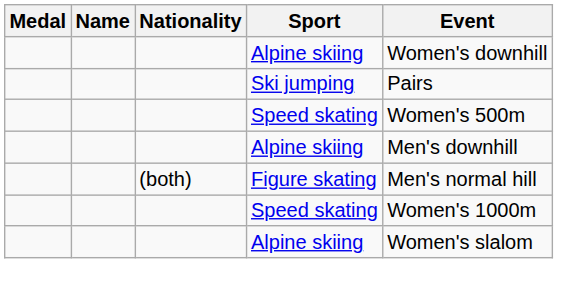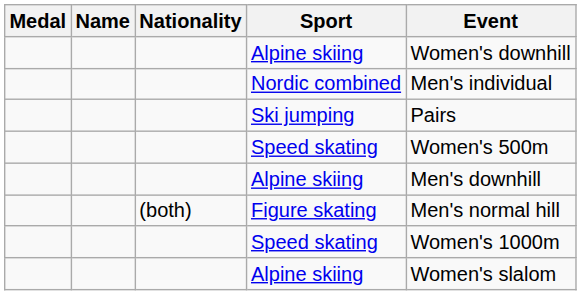+ row: (190, 84)
